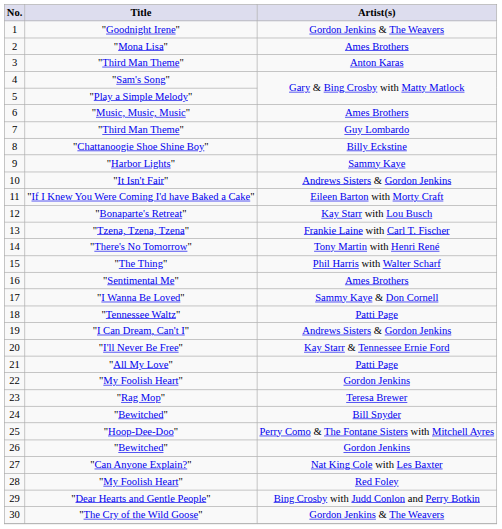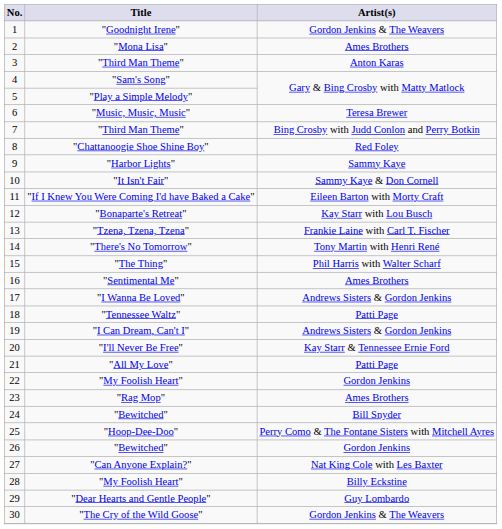(377, 113) Ames Brothers -> (377, 113) Teresa Brewer
(377, 130) Guy Lombardo -> (377, 130) Bing Crosby with Judd Conlon and Perry Botkin
(377, 146) Billy Eckstine -> (377, 146) Red Foley
(377, 180) Andrews Sisters & Gordon Jenkins -> (377, 180) Sammy Kaye & Don Cornell
(377, 297) Sammy Kaye & Don Cornell -> (377, 297) Andrews Sisters & Gordon Jenkins
(377, 398) Teresa Brewer -> (377, 398) Ames Brothers
(377, 481) Red Foley -> (377, 481) Billy Eckstine
(377, 498) Bing Crosby with Judd Conlon and Perry Botkin -> (377, 498) Guy Lombardo
